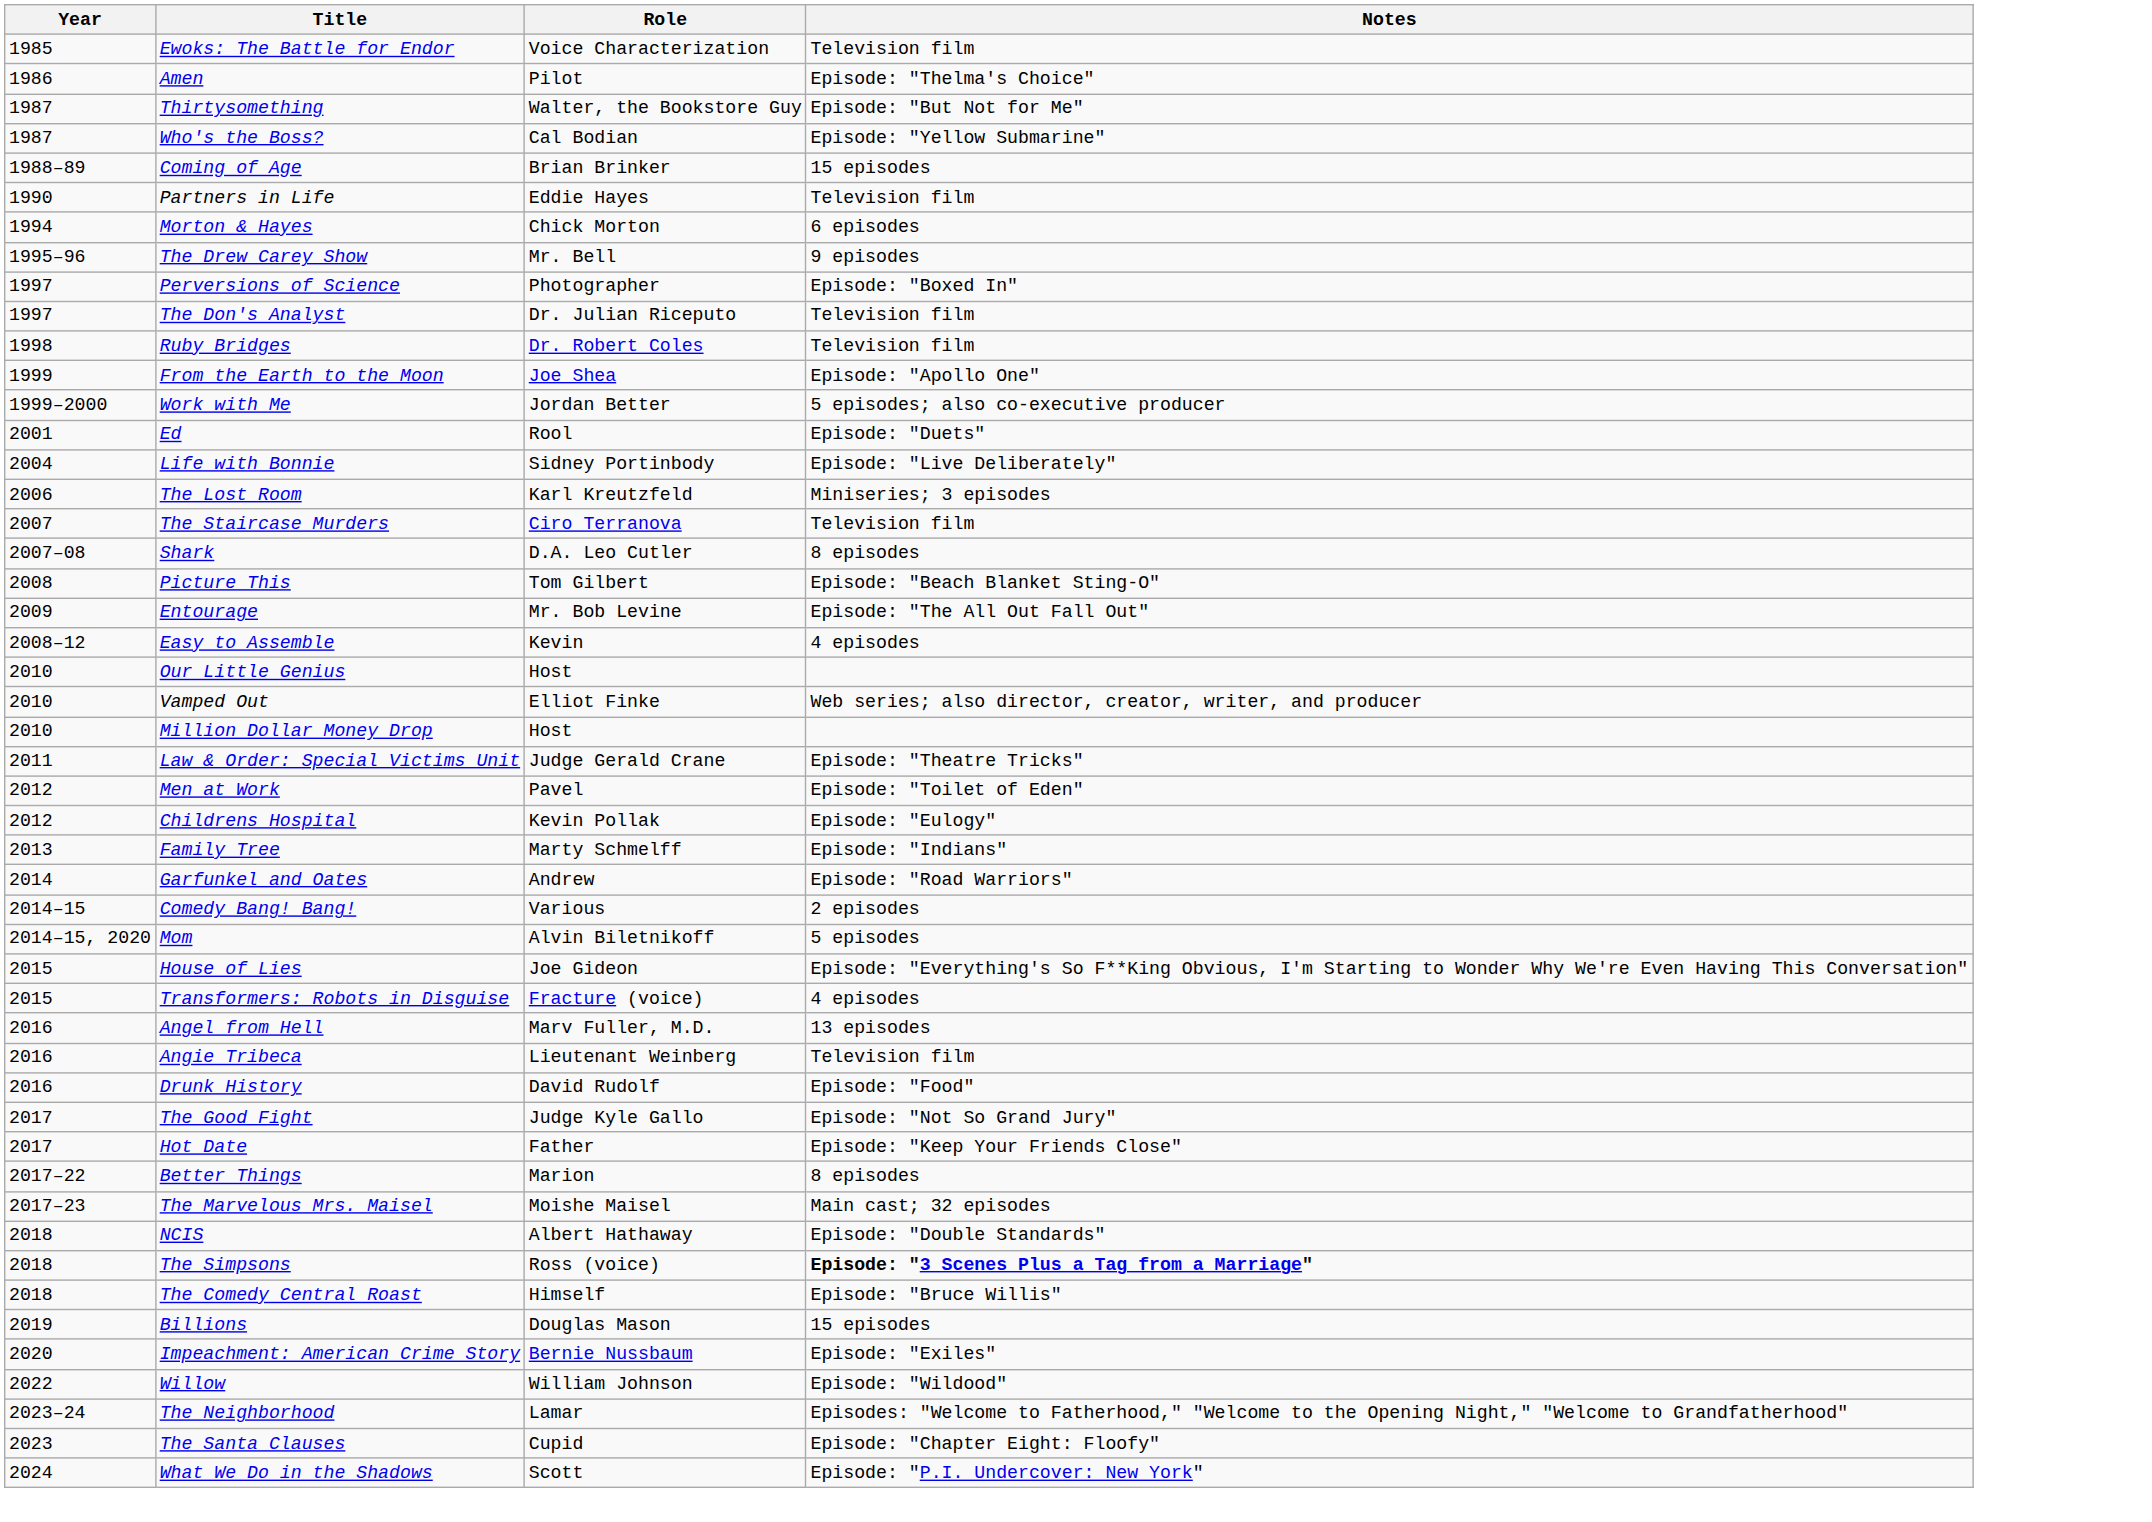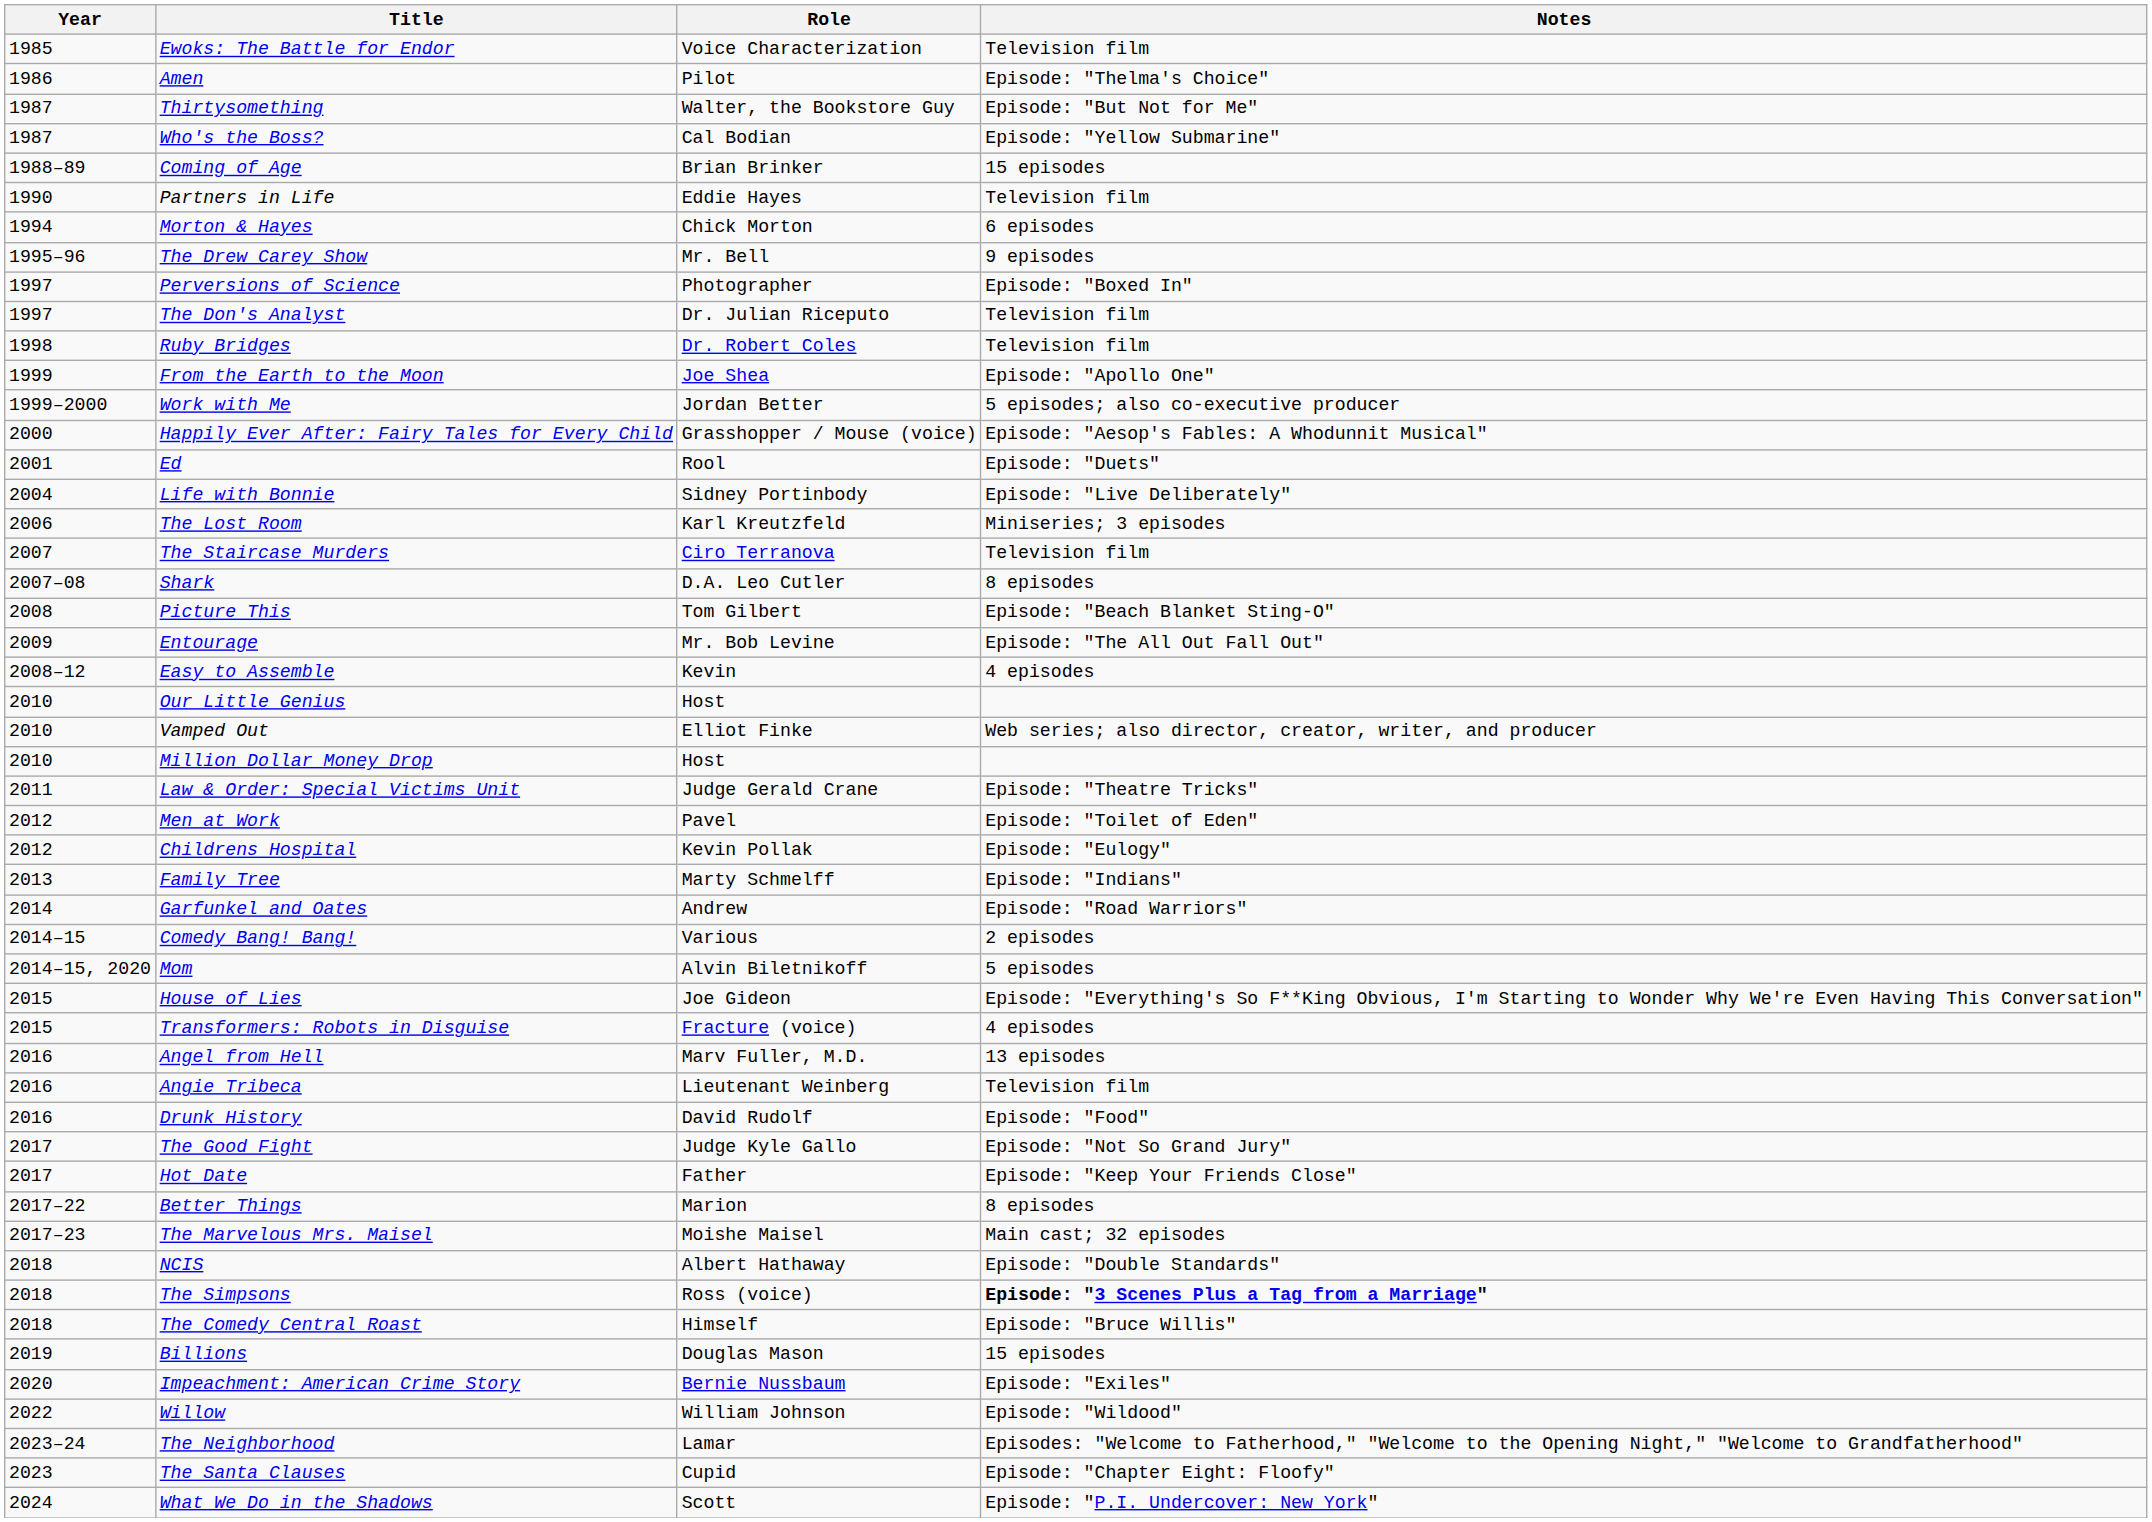+ row: (416, 435)
